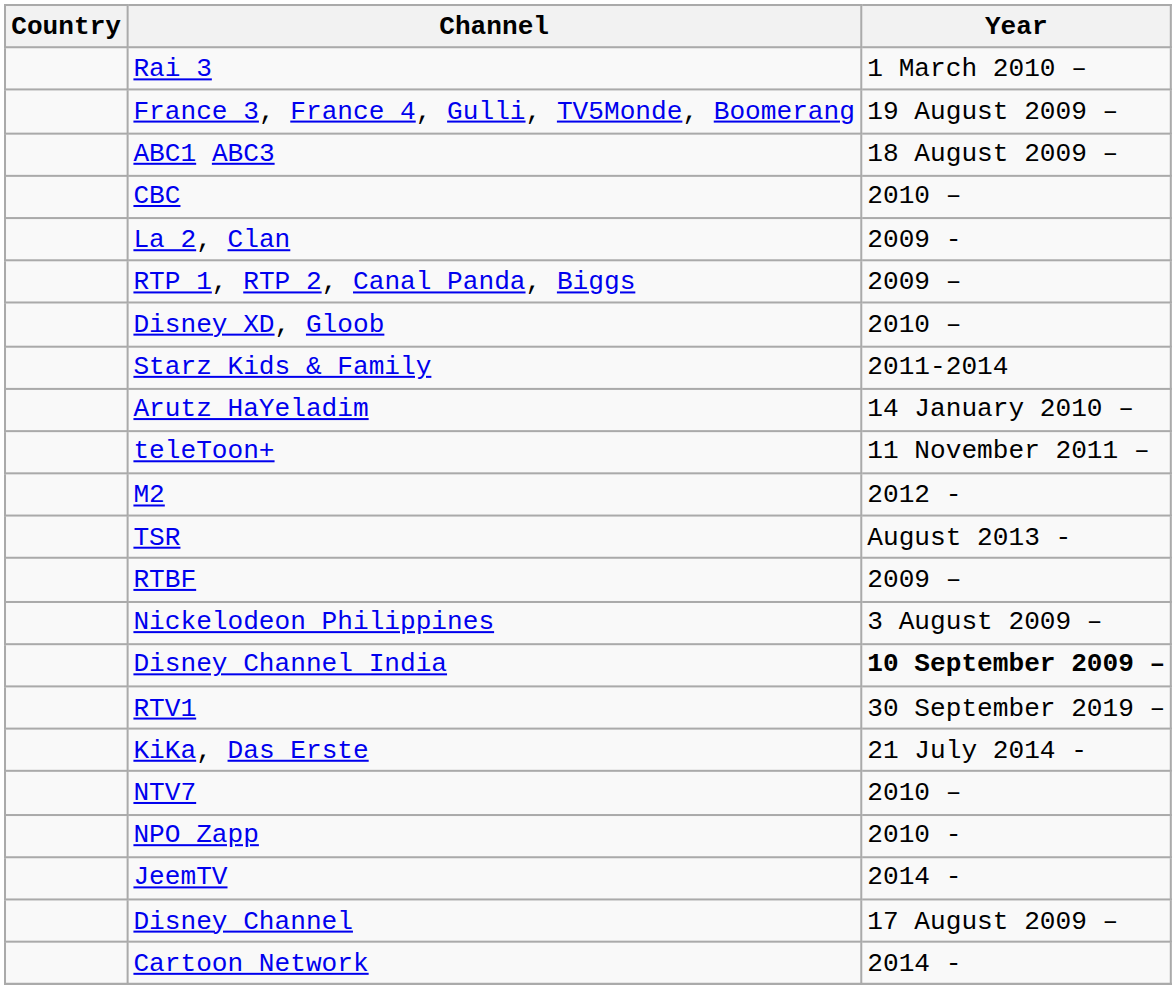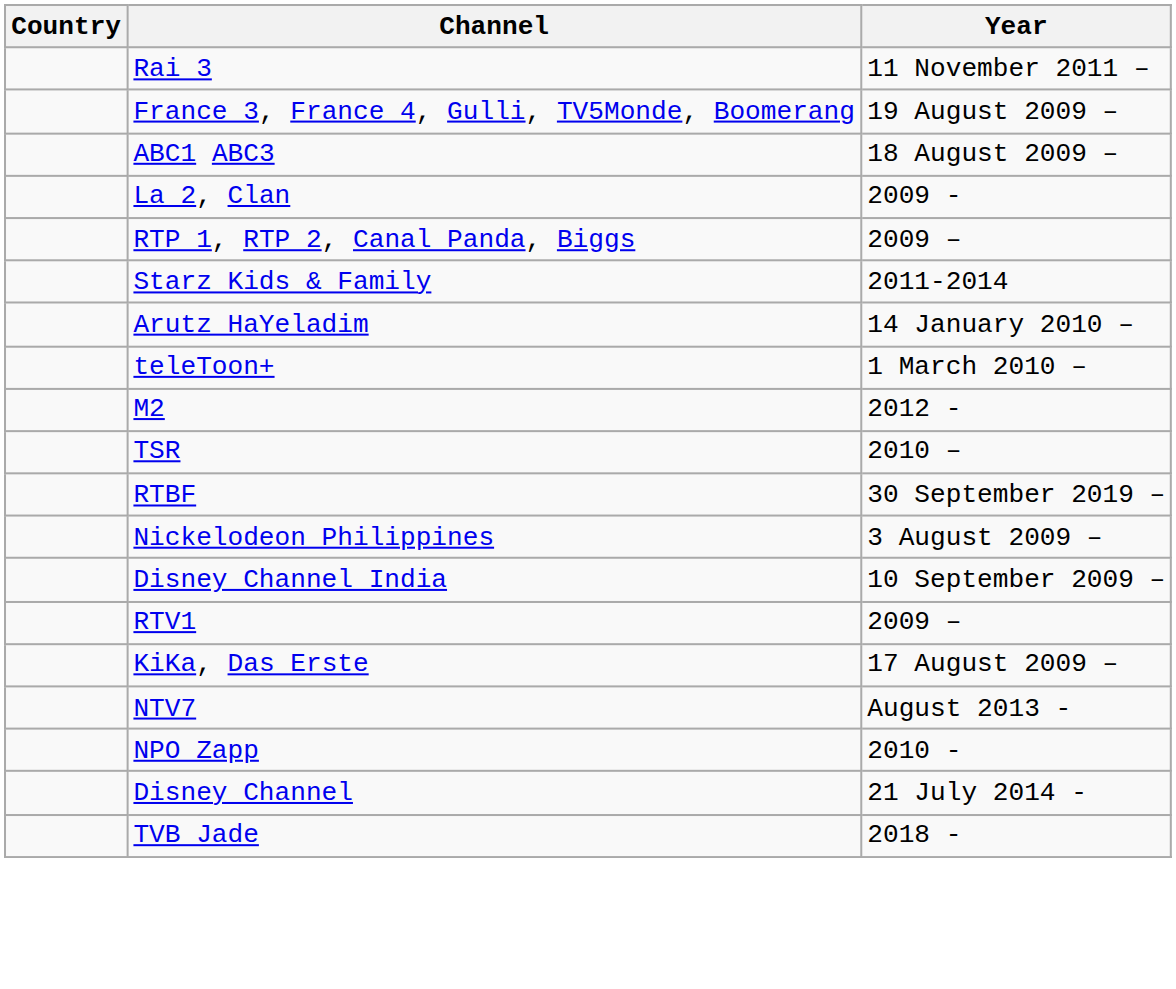(977, 69) 1 March 2010 – -> (1008, 69) 11 November 2011 –
- row: (157, 197)
- row: (259, 324)
(1008, 452) 11 November 2011 – -> (977, 367) 1 March 2010 –
(969, 537) August 2013 - -> (914, 452) 2010 –
(914, 580) 2009 – -> (1016, 495) 30 September 2019 –
(1016, 665) bold -> (1016, 580) normal
(1016, 708) 30 September 2019 – -> (914, 623) 2009 –
(977, 750) 21 July 2014 - -> (993, 665) 17 August 2009 –
(914, 793) 2010 – -> (969, 708) August 2013 -
- row: (180, 878)
(993, 921) 17 August 2009 – -> (977, 793) 21 July 2014 -
- row: (251, 963)
+ row: (196, 835)
